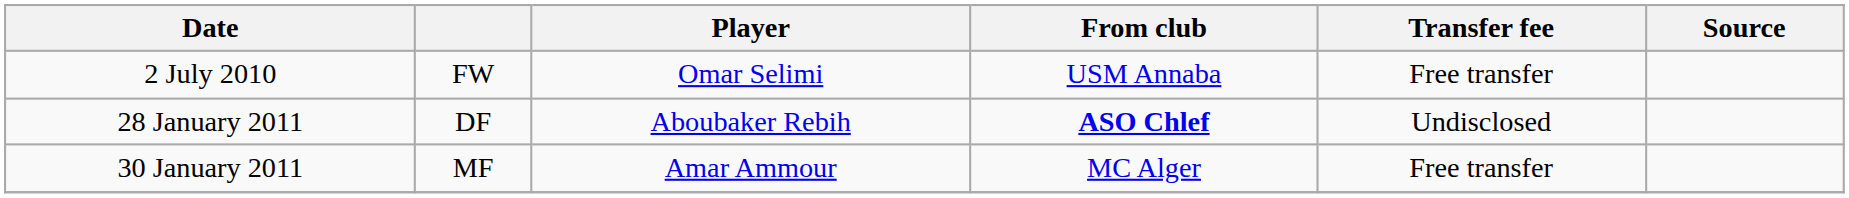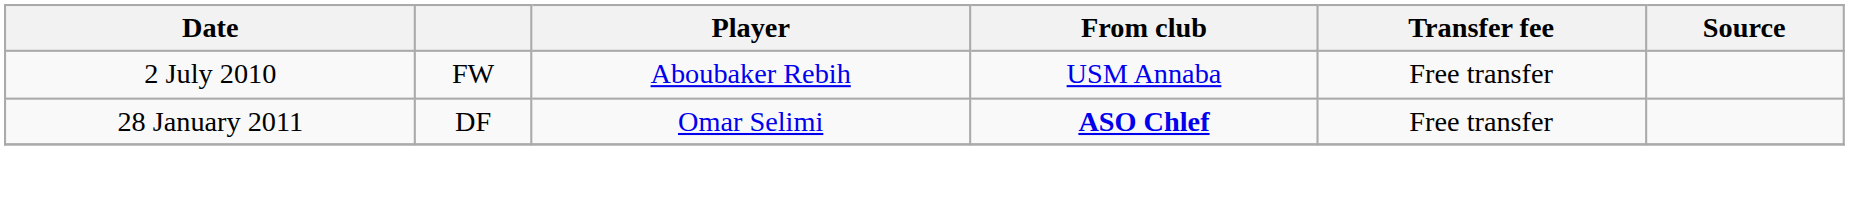(751, 74) Omar Selimi -> (751, 74) Aboubaker Rebih
(751, 120) Aboubaker Rebih -> (751, 120) Omar Selimi
(1481, 120) Undisclosed -> (1481, 120) Free transfer
- row: (210, 167)
